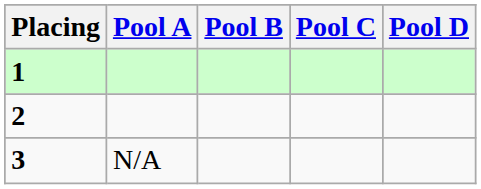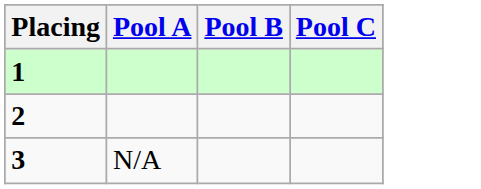- column: (429, 26)
